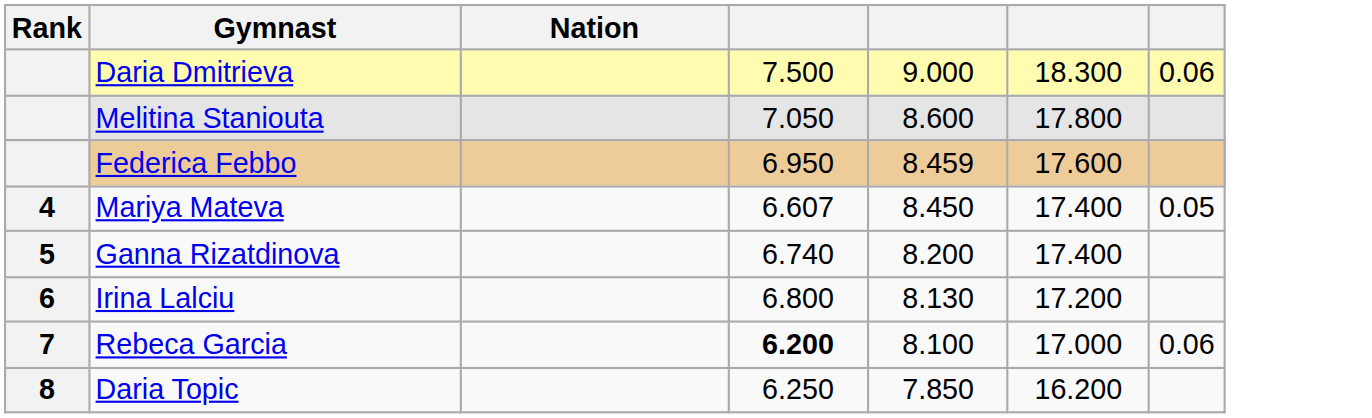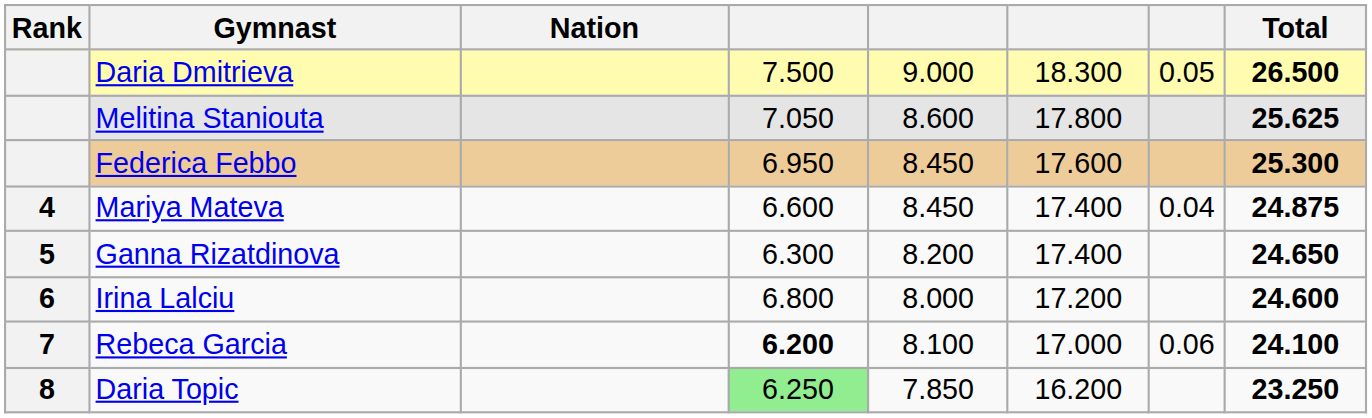+ column: (1295, 27)
(1187, 72) 0.06 -> (1187, 72) 0.05
(938, 163) 8.459 -> (938, 163) 8.450
(798, 208) 6.607 -> (798, 208) 6.600
(1187, 208) 0.05 -> (1187, 208) 0.04
(798, 253) 6.740 -> (798, 253) 6.300
(938, 299) 8.130 -> (938, 299) 8.000
(798, 389) no background -> (798, 389) lightgreen background
